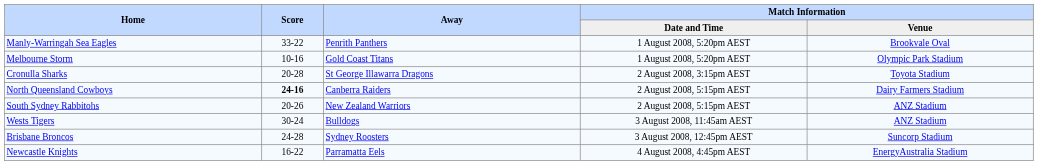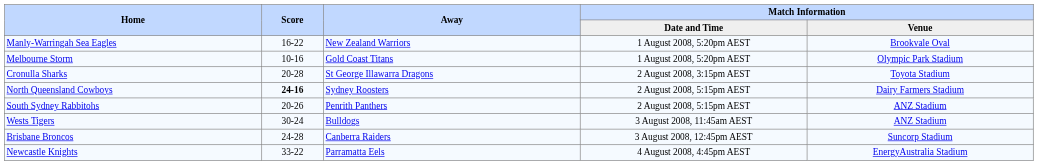(292, 43) 33-22 -> (292, 43) 16-22
(356, 43) Penrith Panthers -> (368, 43) New Zealand Warriors
(358, 90) Canberra Raiders -> (357, 90) Sydney Roosters
(368, 105) New Zealand Warriors -> (356, 105) Penrith Panthers
(357, 137) Sydney Roosters -> (358, 137) Canberra Raiders
(292, 152) 16-22 -> (292, 152) 33-22
